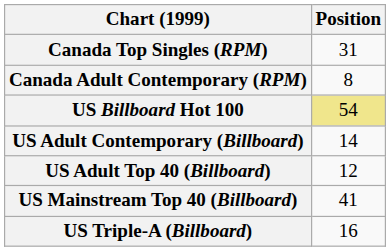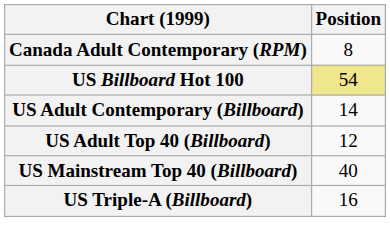- row: (158, 49)
(348, 200) 41 -> (348, 170) 40
